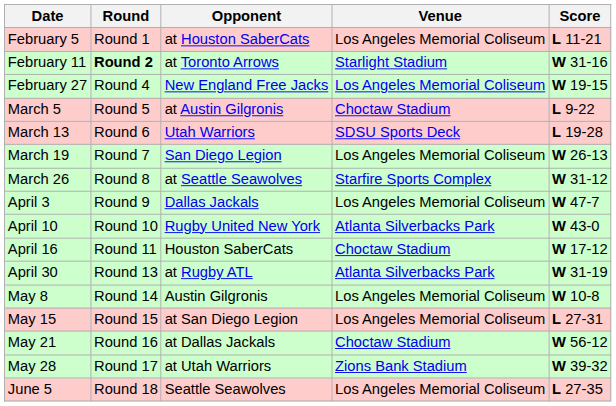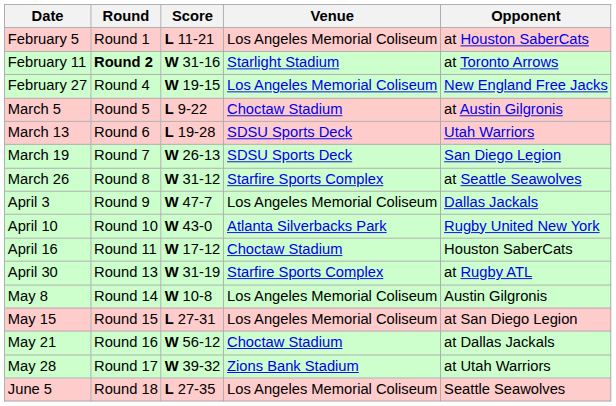columns swapped: (246, 16) <-> (580, 16)
(440, 156) Los Angeles Memorial Coliseum -> (290, 156) SDSU Sports Deck
(415, 272) Atlanta Silverbacks Park -> (305, 272) Starfire Sports Complex
